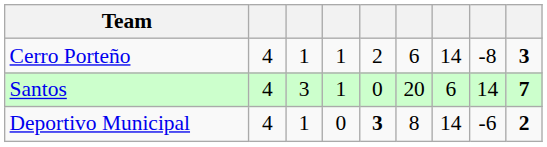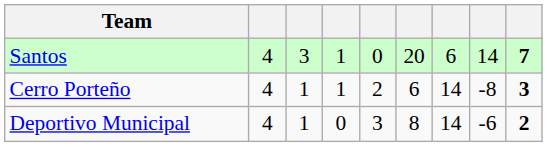rows swapped: (38, 89) <-> (70, 55)
(377, 123) bold -> (377, 123) normal
